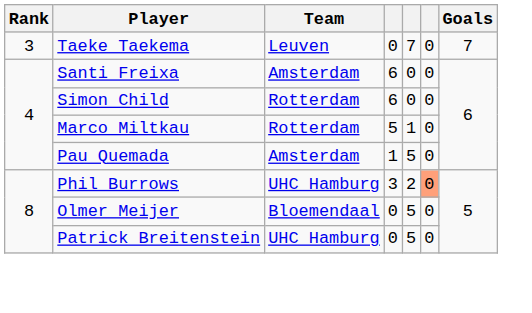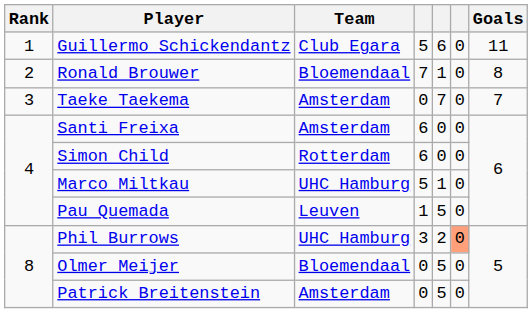+ row: (174, 46)
+ row: (128, 74)
(299, 46) Leuven -> (344, 101) Amsterdam
(314, 129) Rotterdam -> (354, 184) UHC Hamburg
(314, 156) Amsterdam -> (329, 211) Leuven
(324, 239) UHC Hamburg -> (344, 294) Amsterdam
